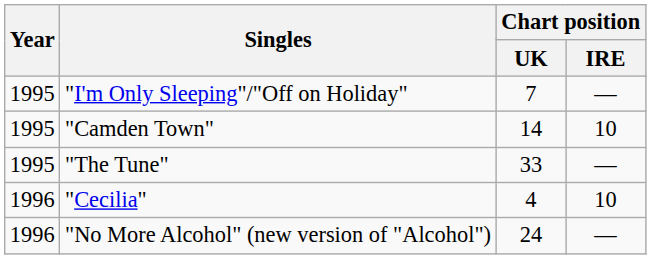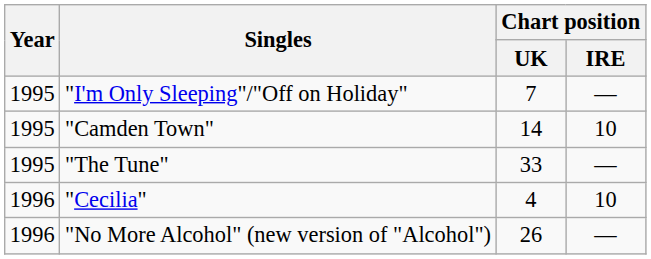(531, 235) 24 -> (531, 235) 26
